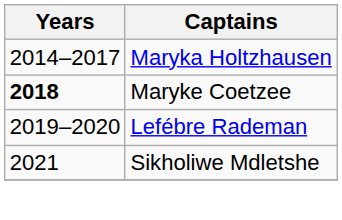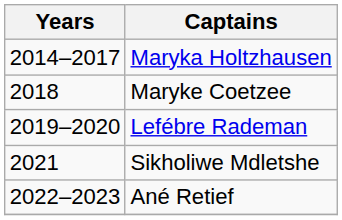(34, 92) bold -> (34, 92) normal
+ row: (182, 197)
